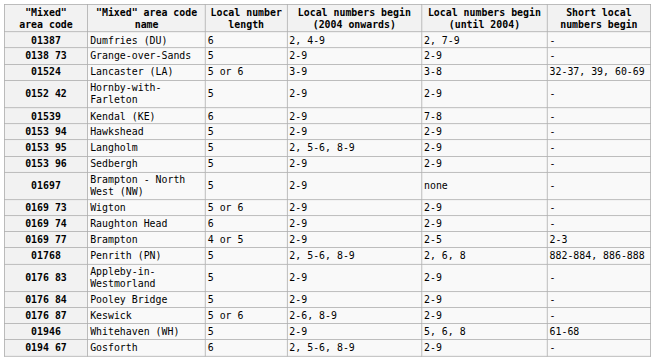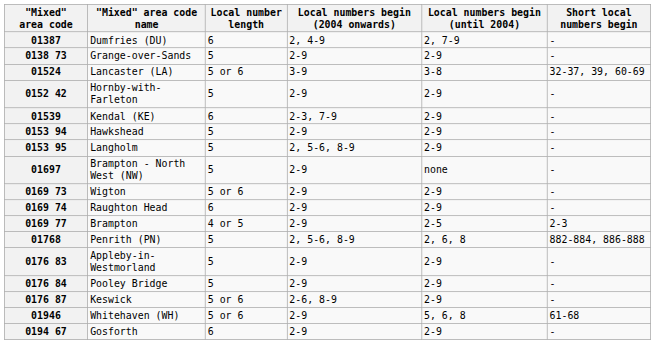(298, 116) 2-9 -> (313, 116) 2-3, 7-9
(433, 116) 7-8 -> (433, 116) 2-9
- row: (46, 164)
(211, 332) 5 -> (226, 316) 5 or 6
(322, 348) 2, 5-6, 8-9 -> (298, 332) 2-9
